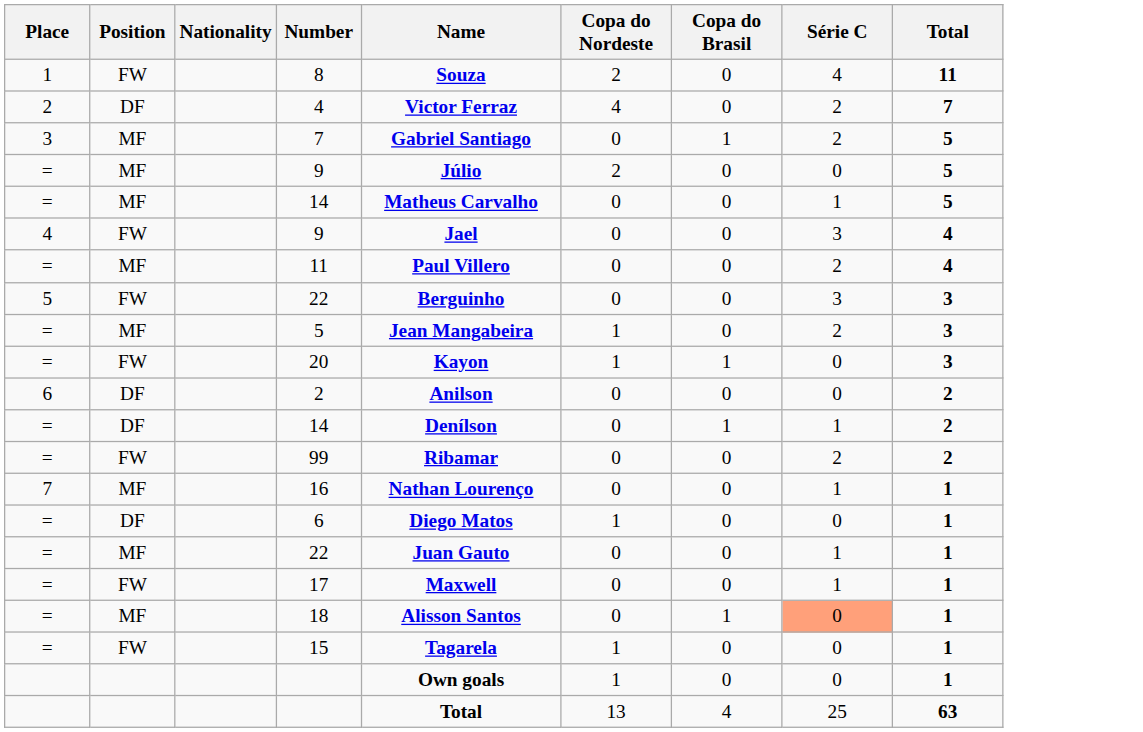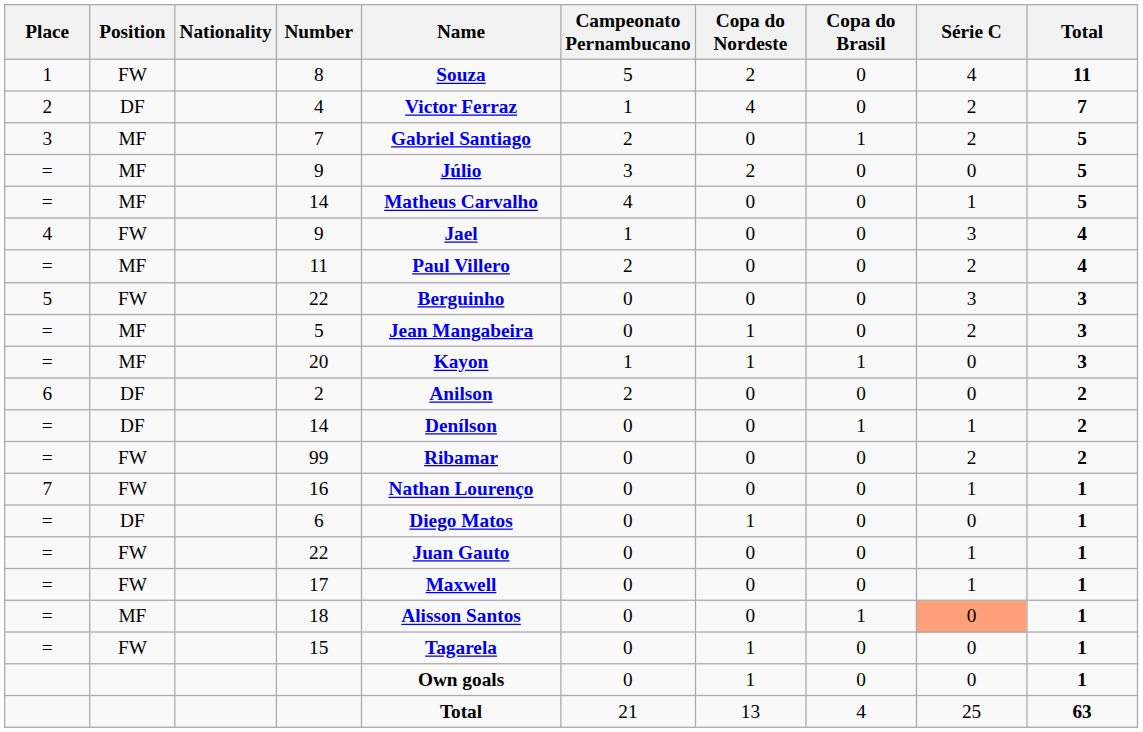+ column: (628, 32)
(132, 361) FW -> (132, 361) MF
(132, 489) MF -> (132, 489) FW
(132, 552) MF -> (132, 552) FW
